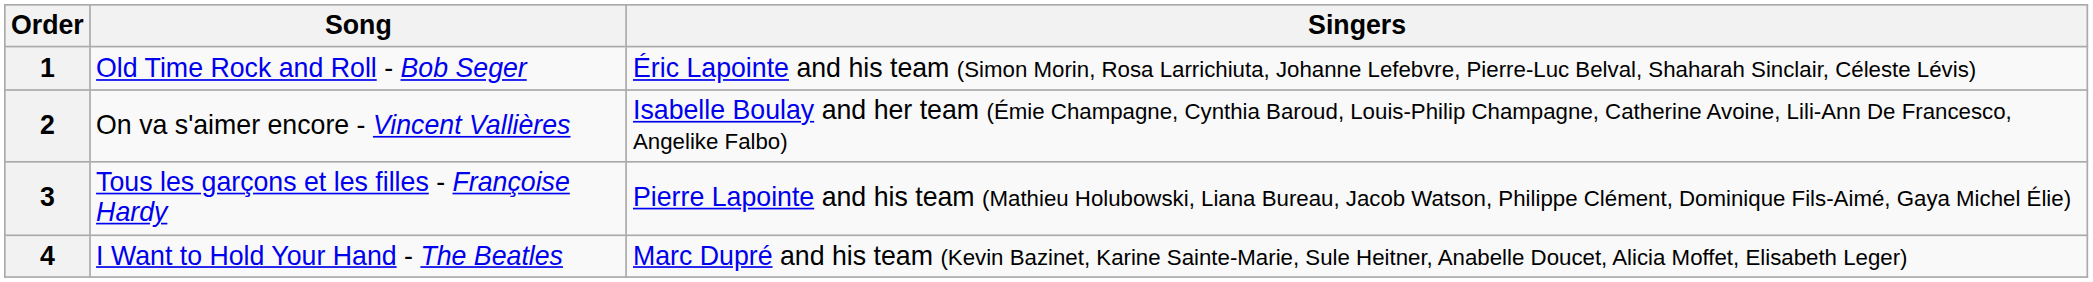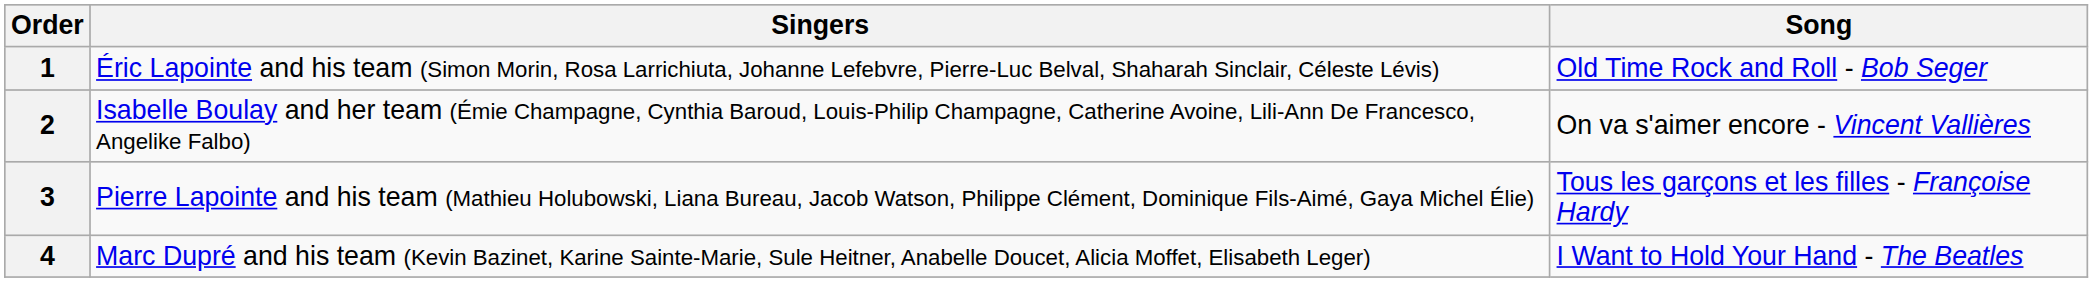columns swapped: (1357, 25) <-> (358, 25)
